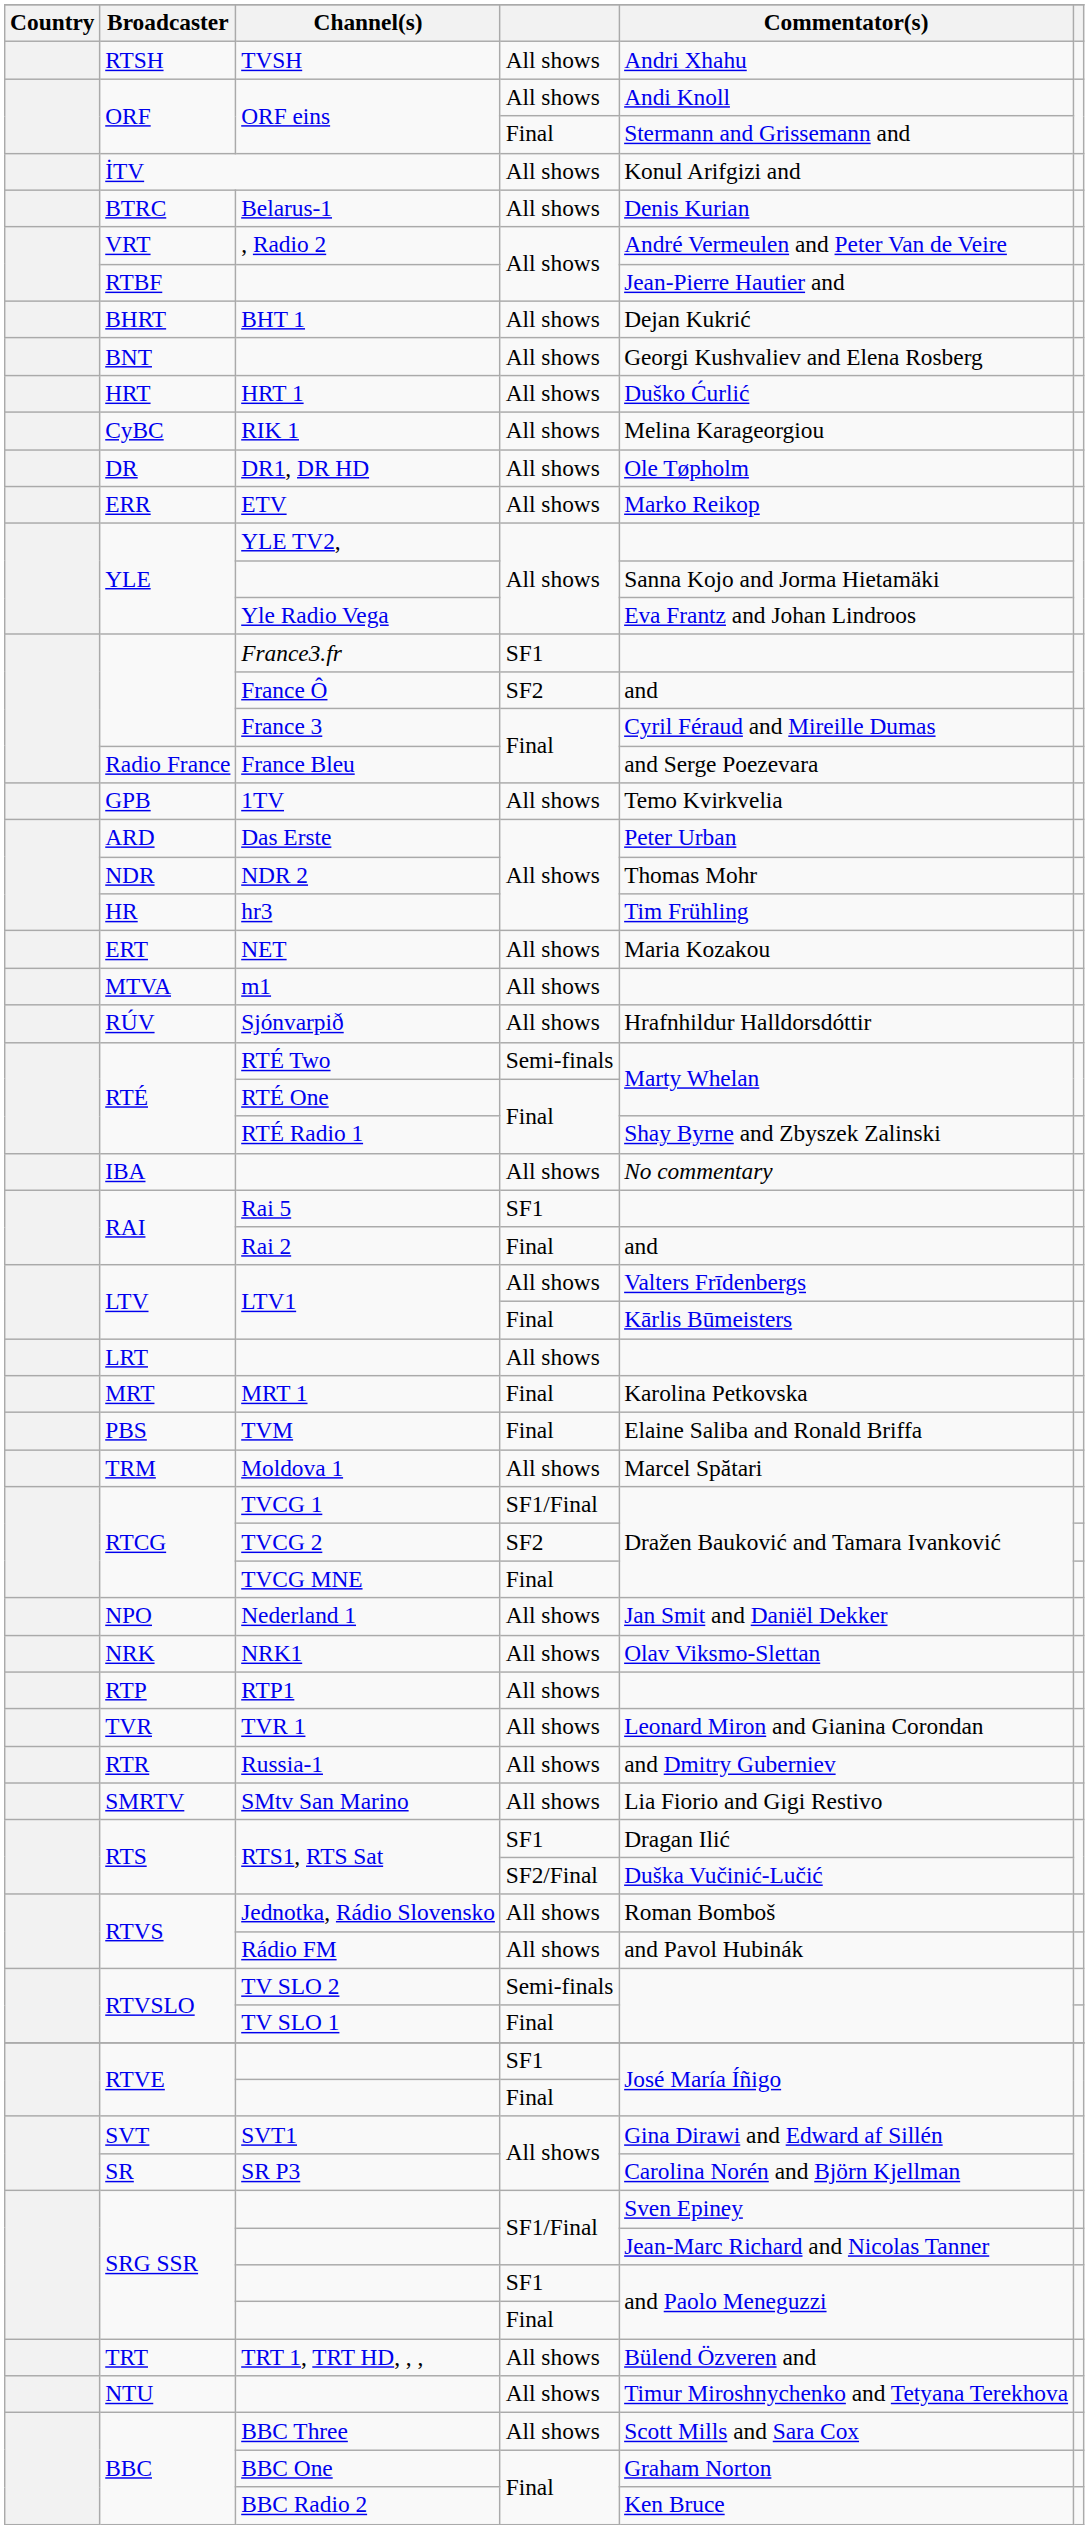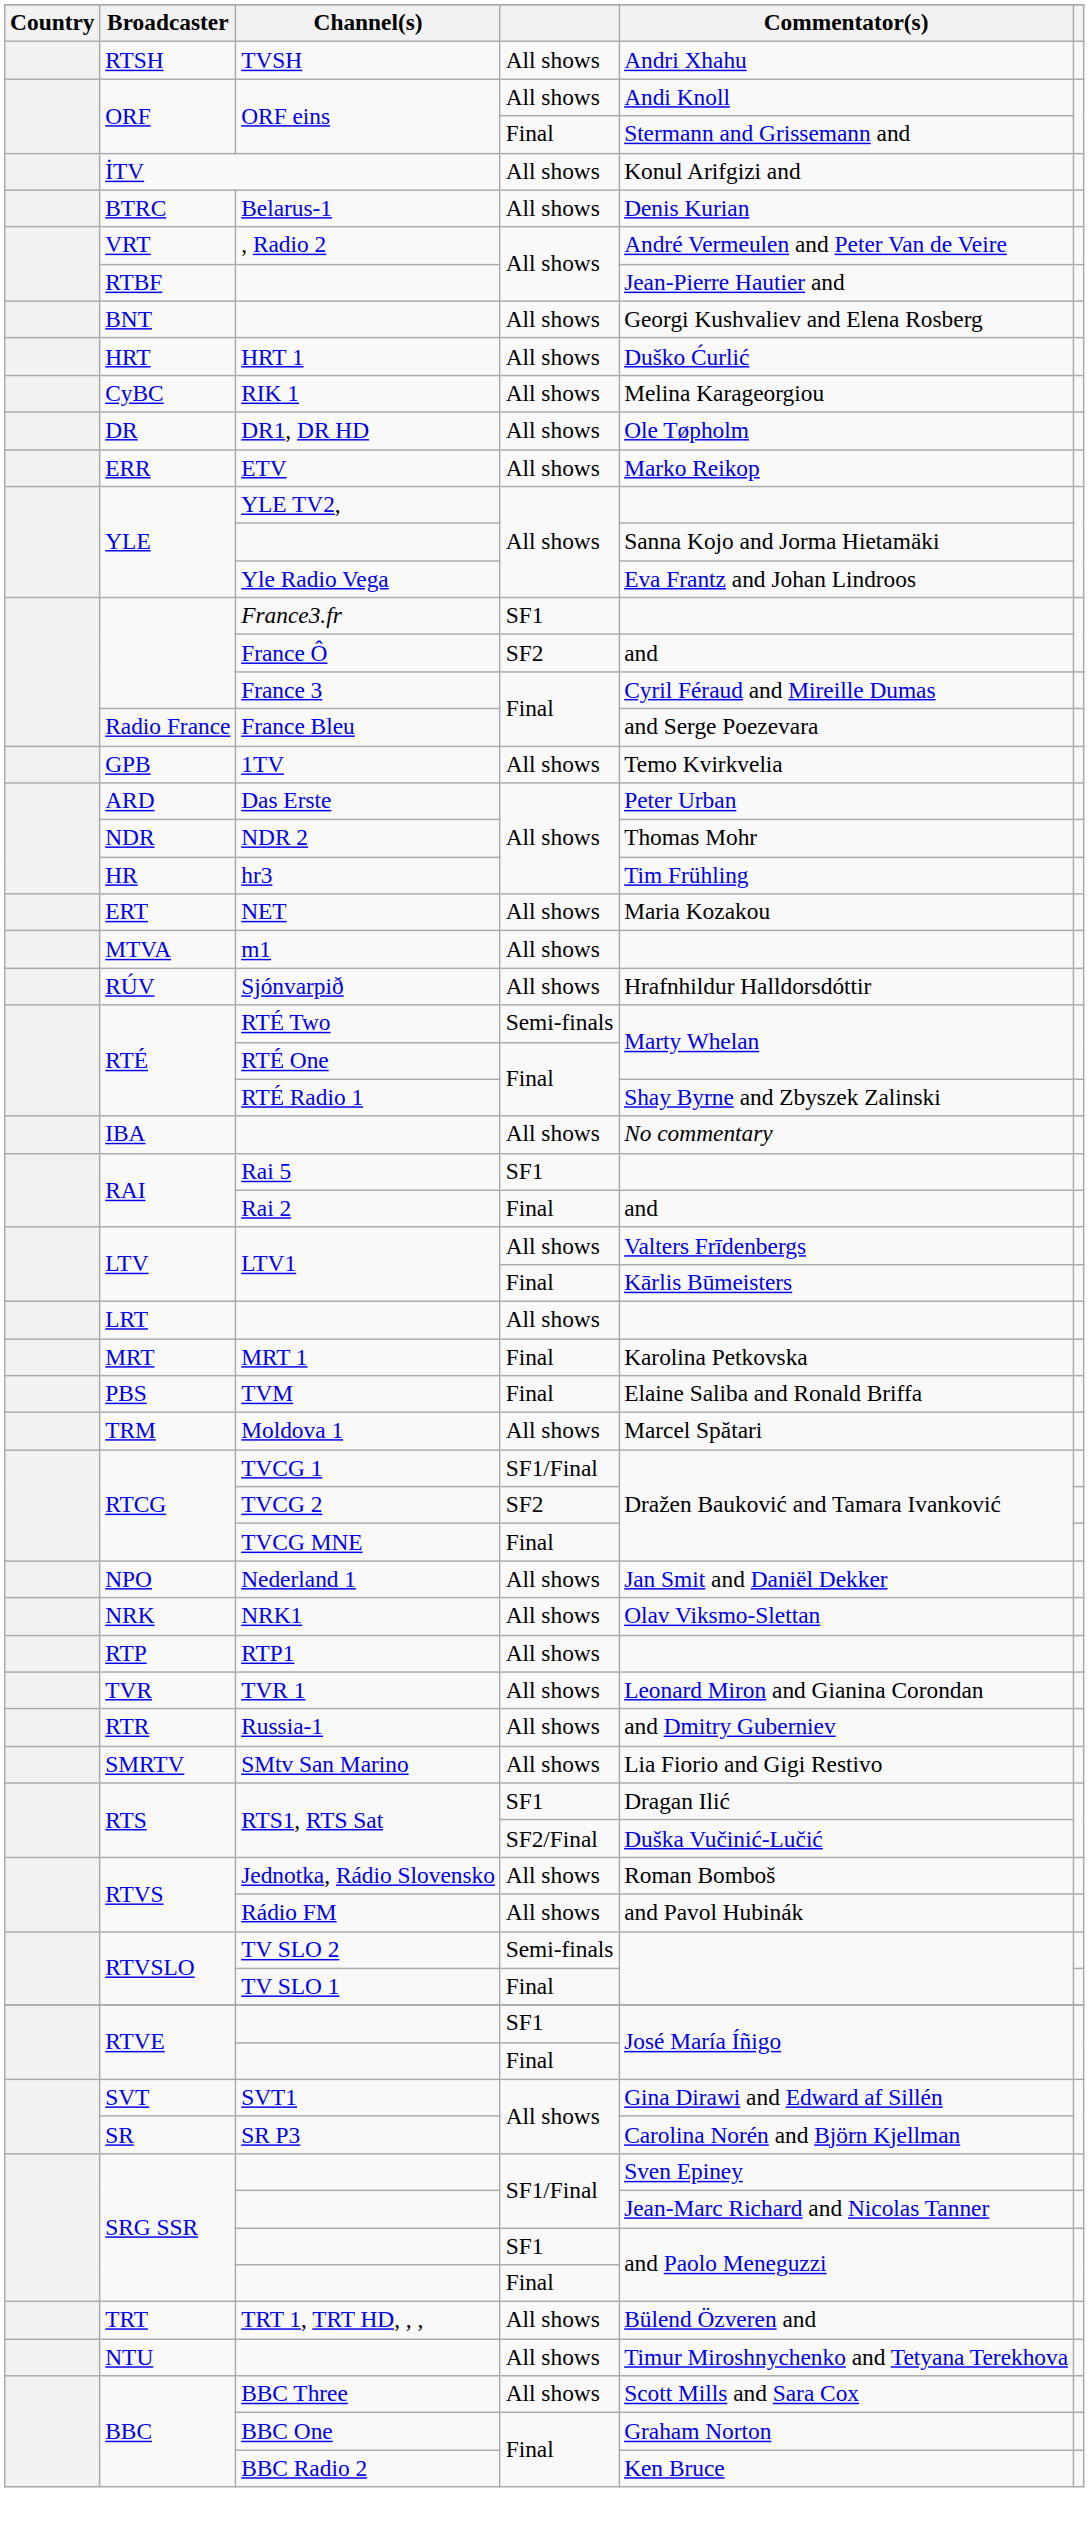- row: (136, 319)
